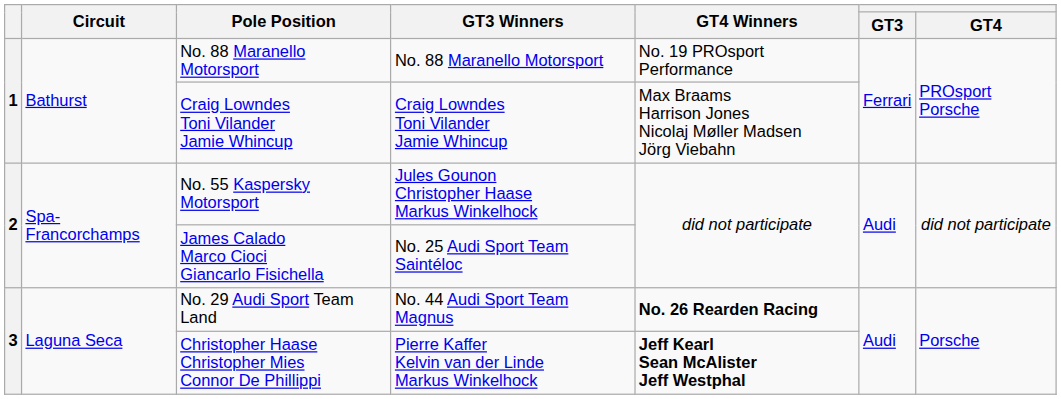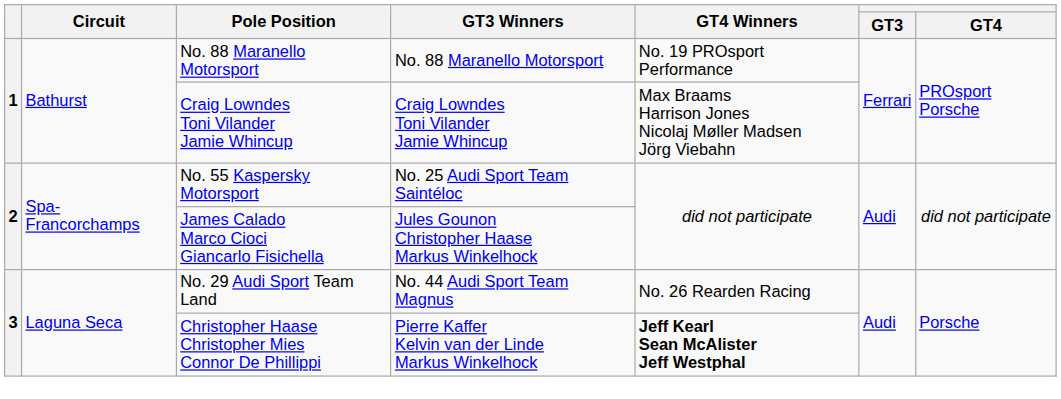(466, 194) Jules Gounon Christopher Haase Markus Winkelhock -> (482, 184) No. 25 Audi Sport Team Saintéloc
(482, 256) No. 25 Audi Sport Team Saintéloc -> (466, 238) Jules Gounon Christopher Haase Markus Winkelhock
(728, 309) bold -> (725, 291) normal
